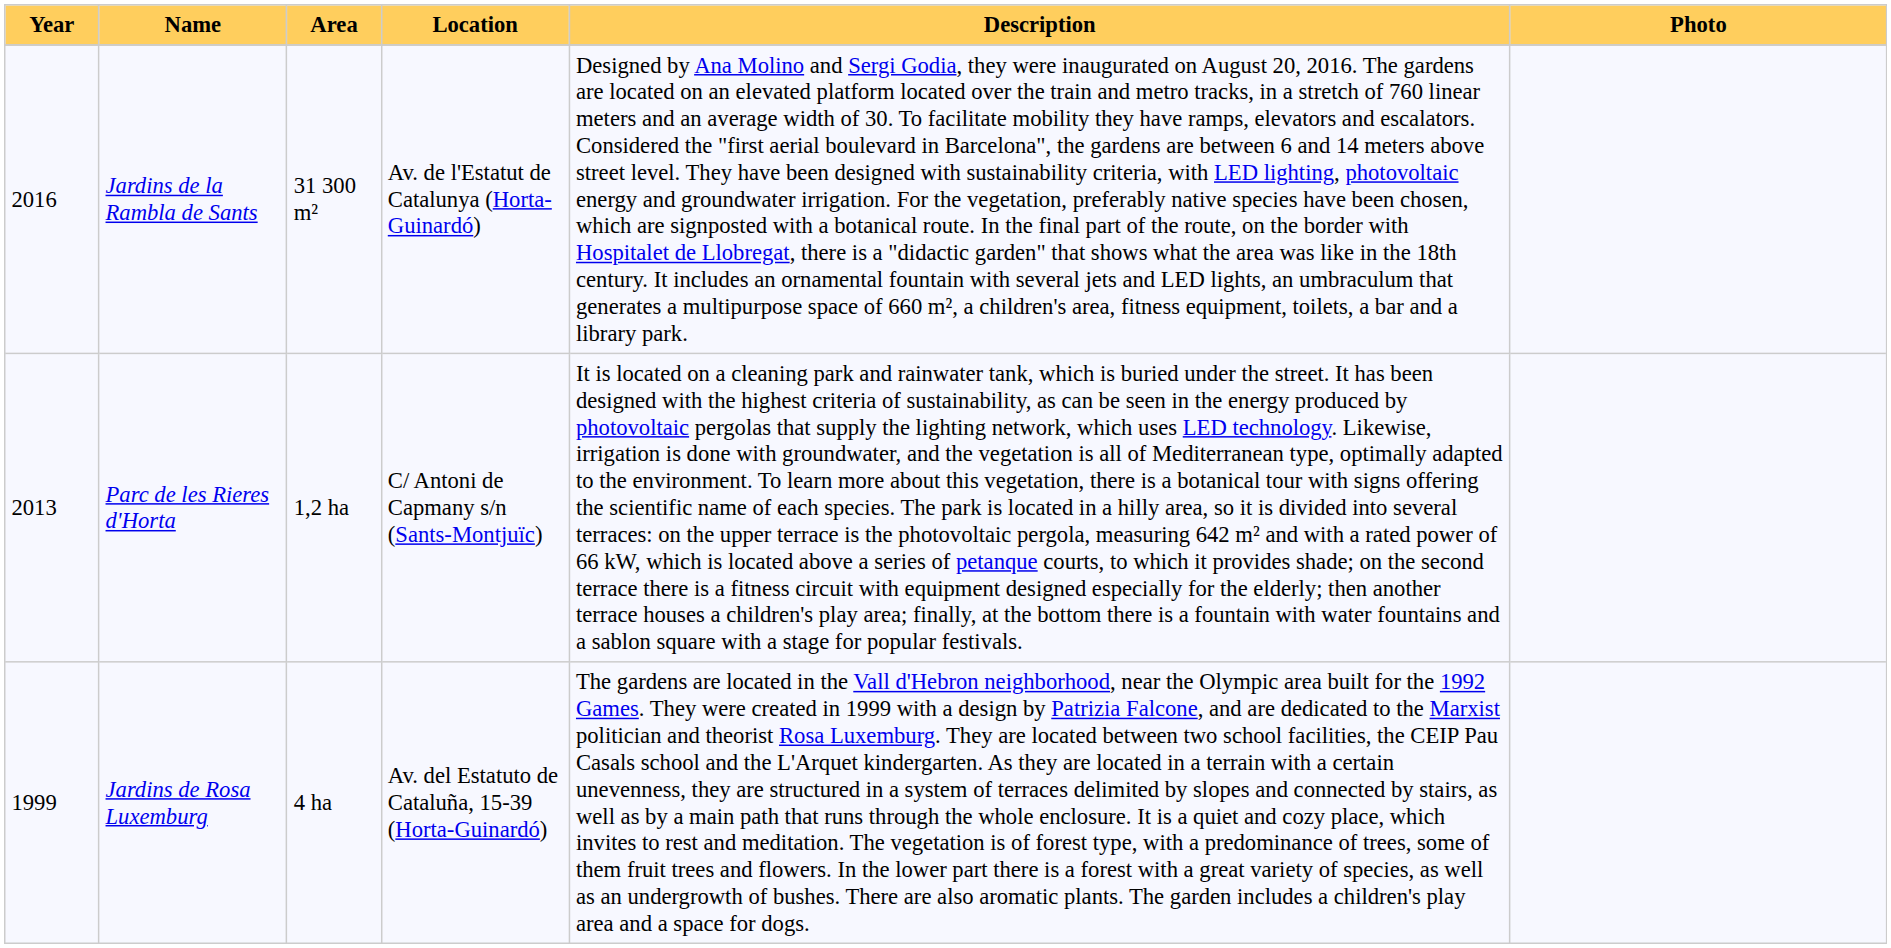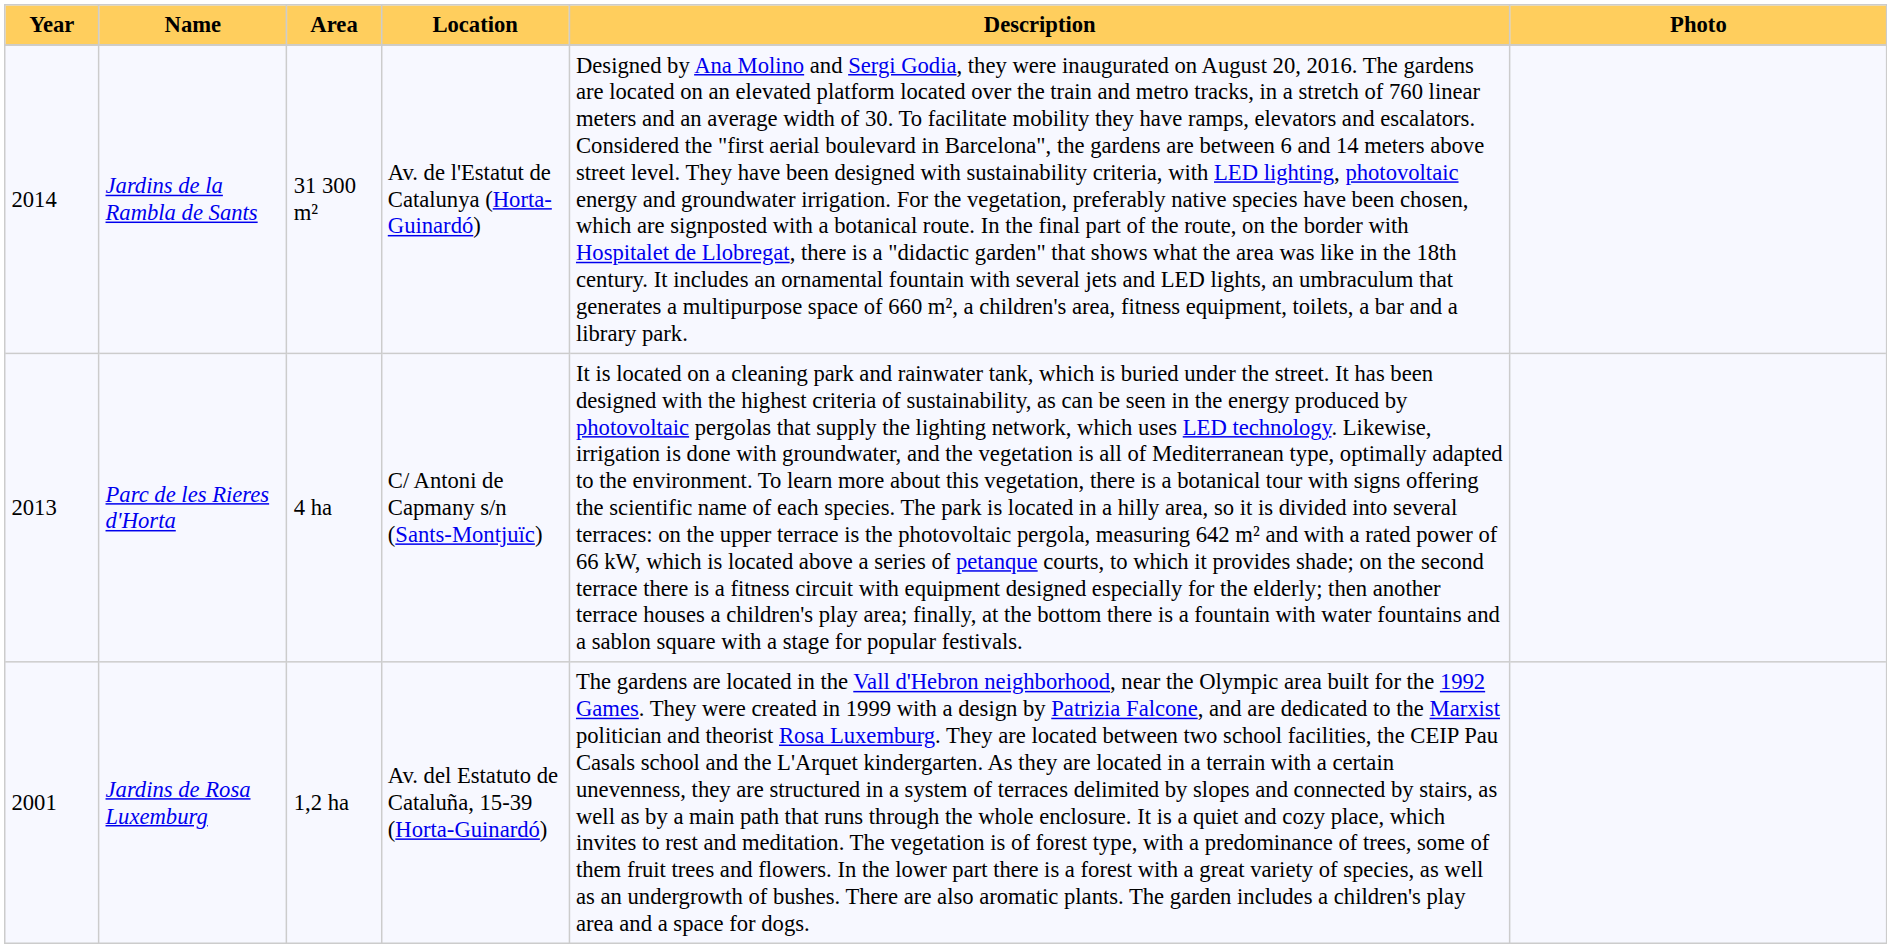(34, 198) 2016 -> (34, 198) 2014
(321, 507) 1,2 ha -> (313, 507) 4 ha
(34, 802) 1999 -> (34, 802) 2001
(313, 802) 4 ha -> (321, 802) 1,2 ha
